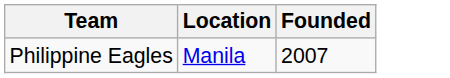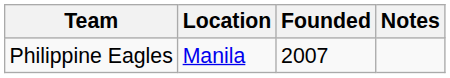+ column: (410, 21)
